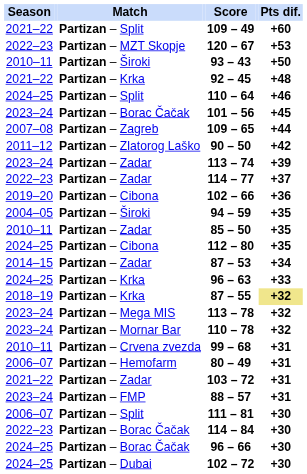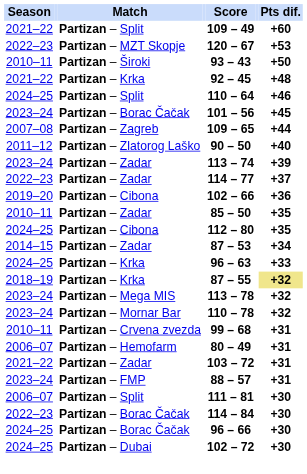(281, 146) +42 -> (281, 146) +40
- row: (29, 213)
